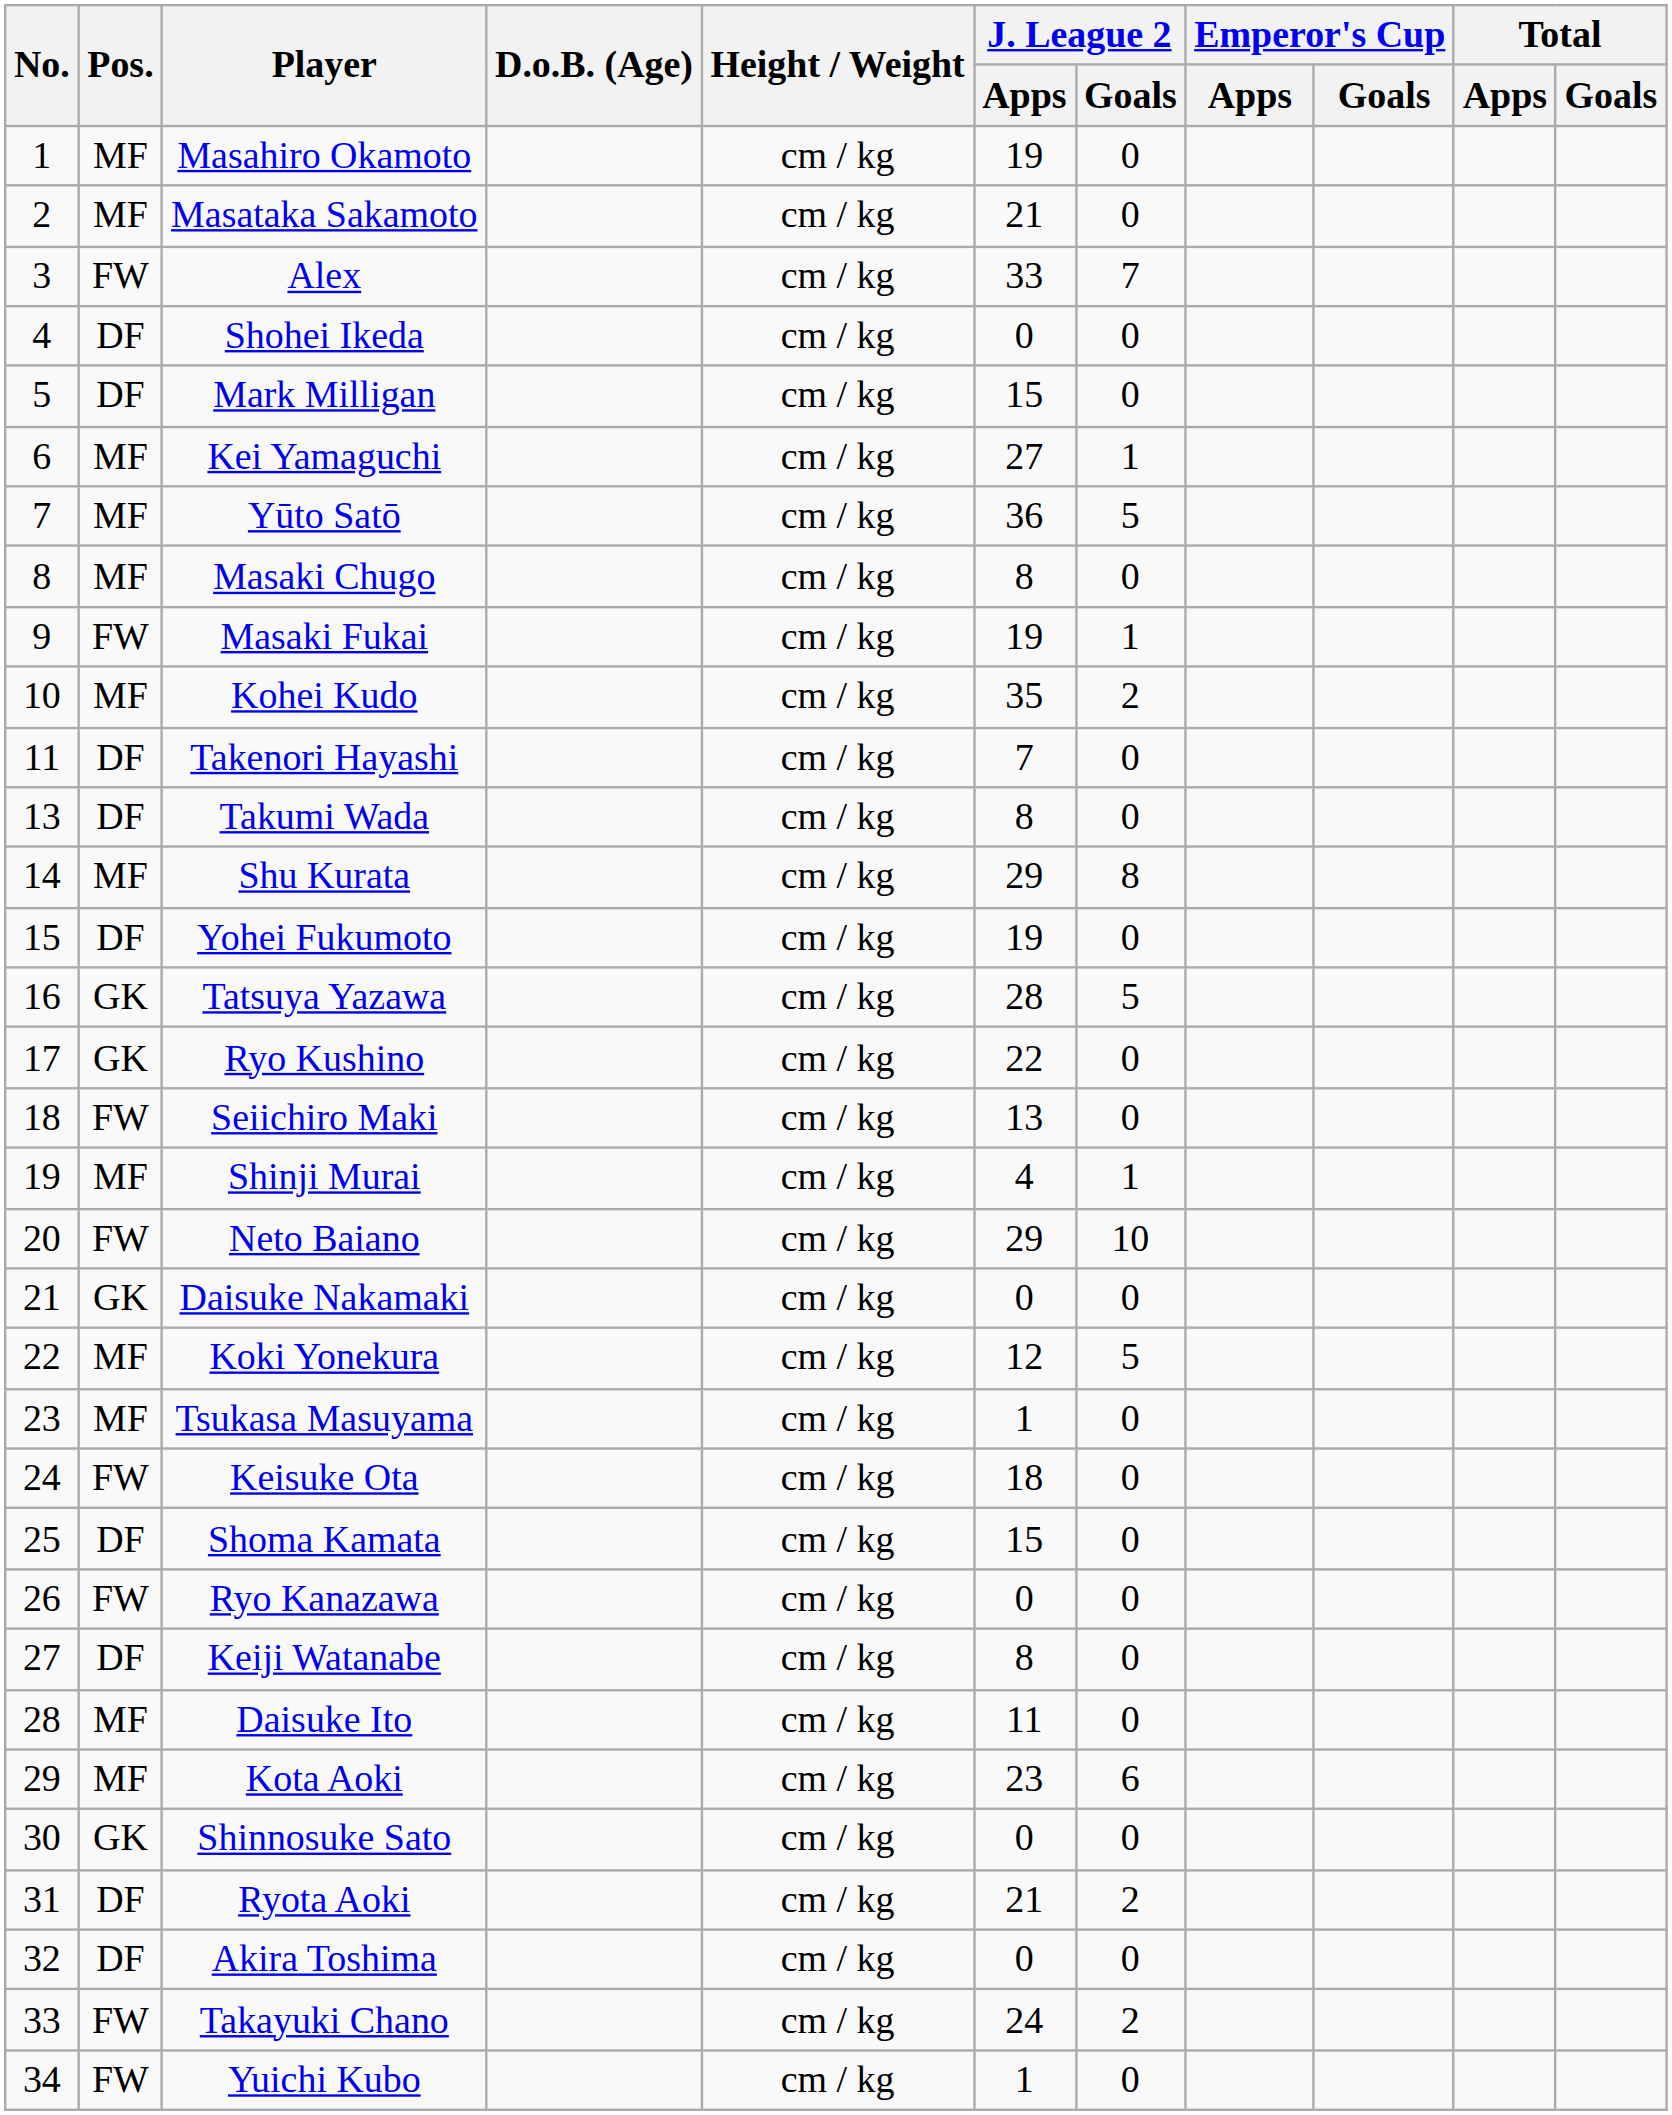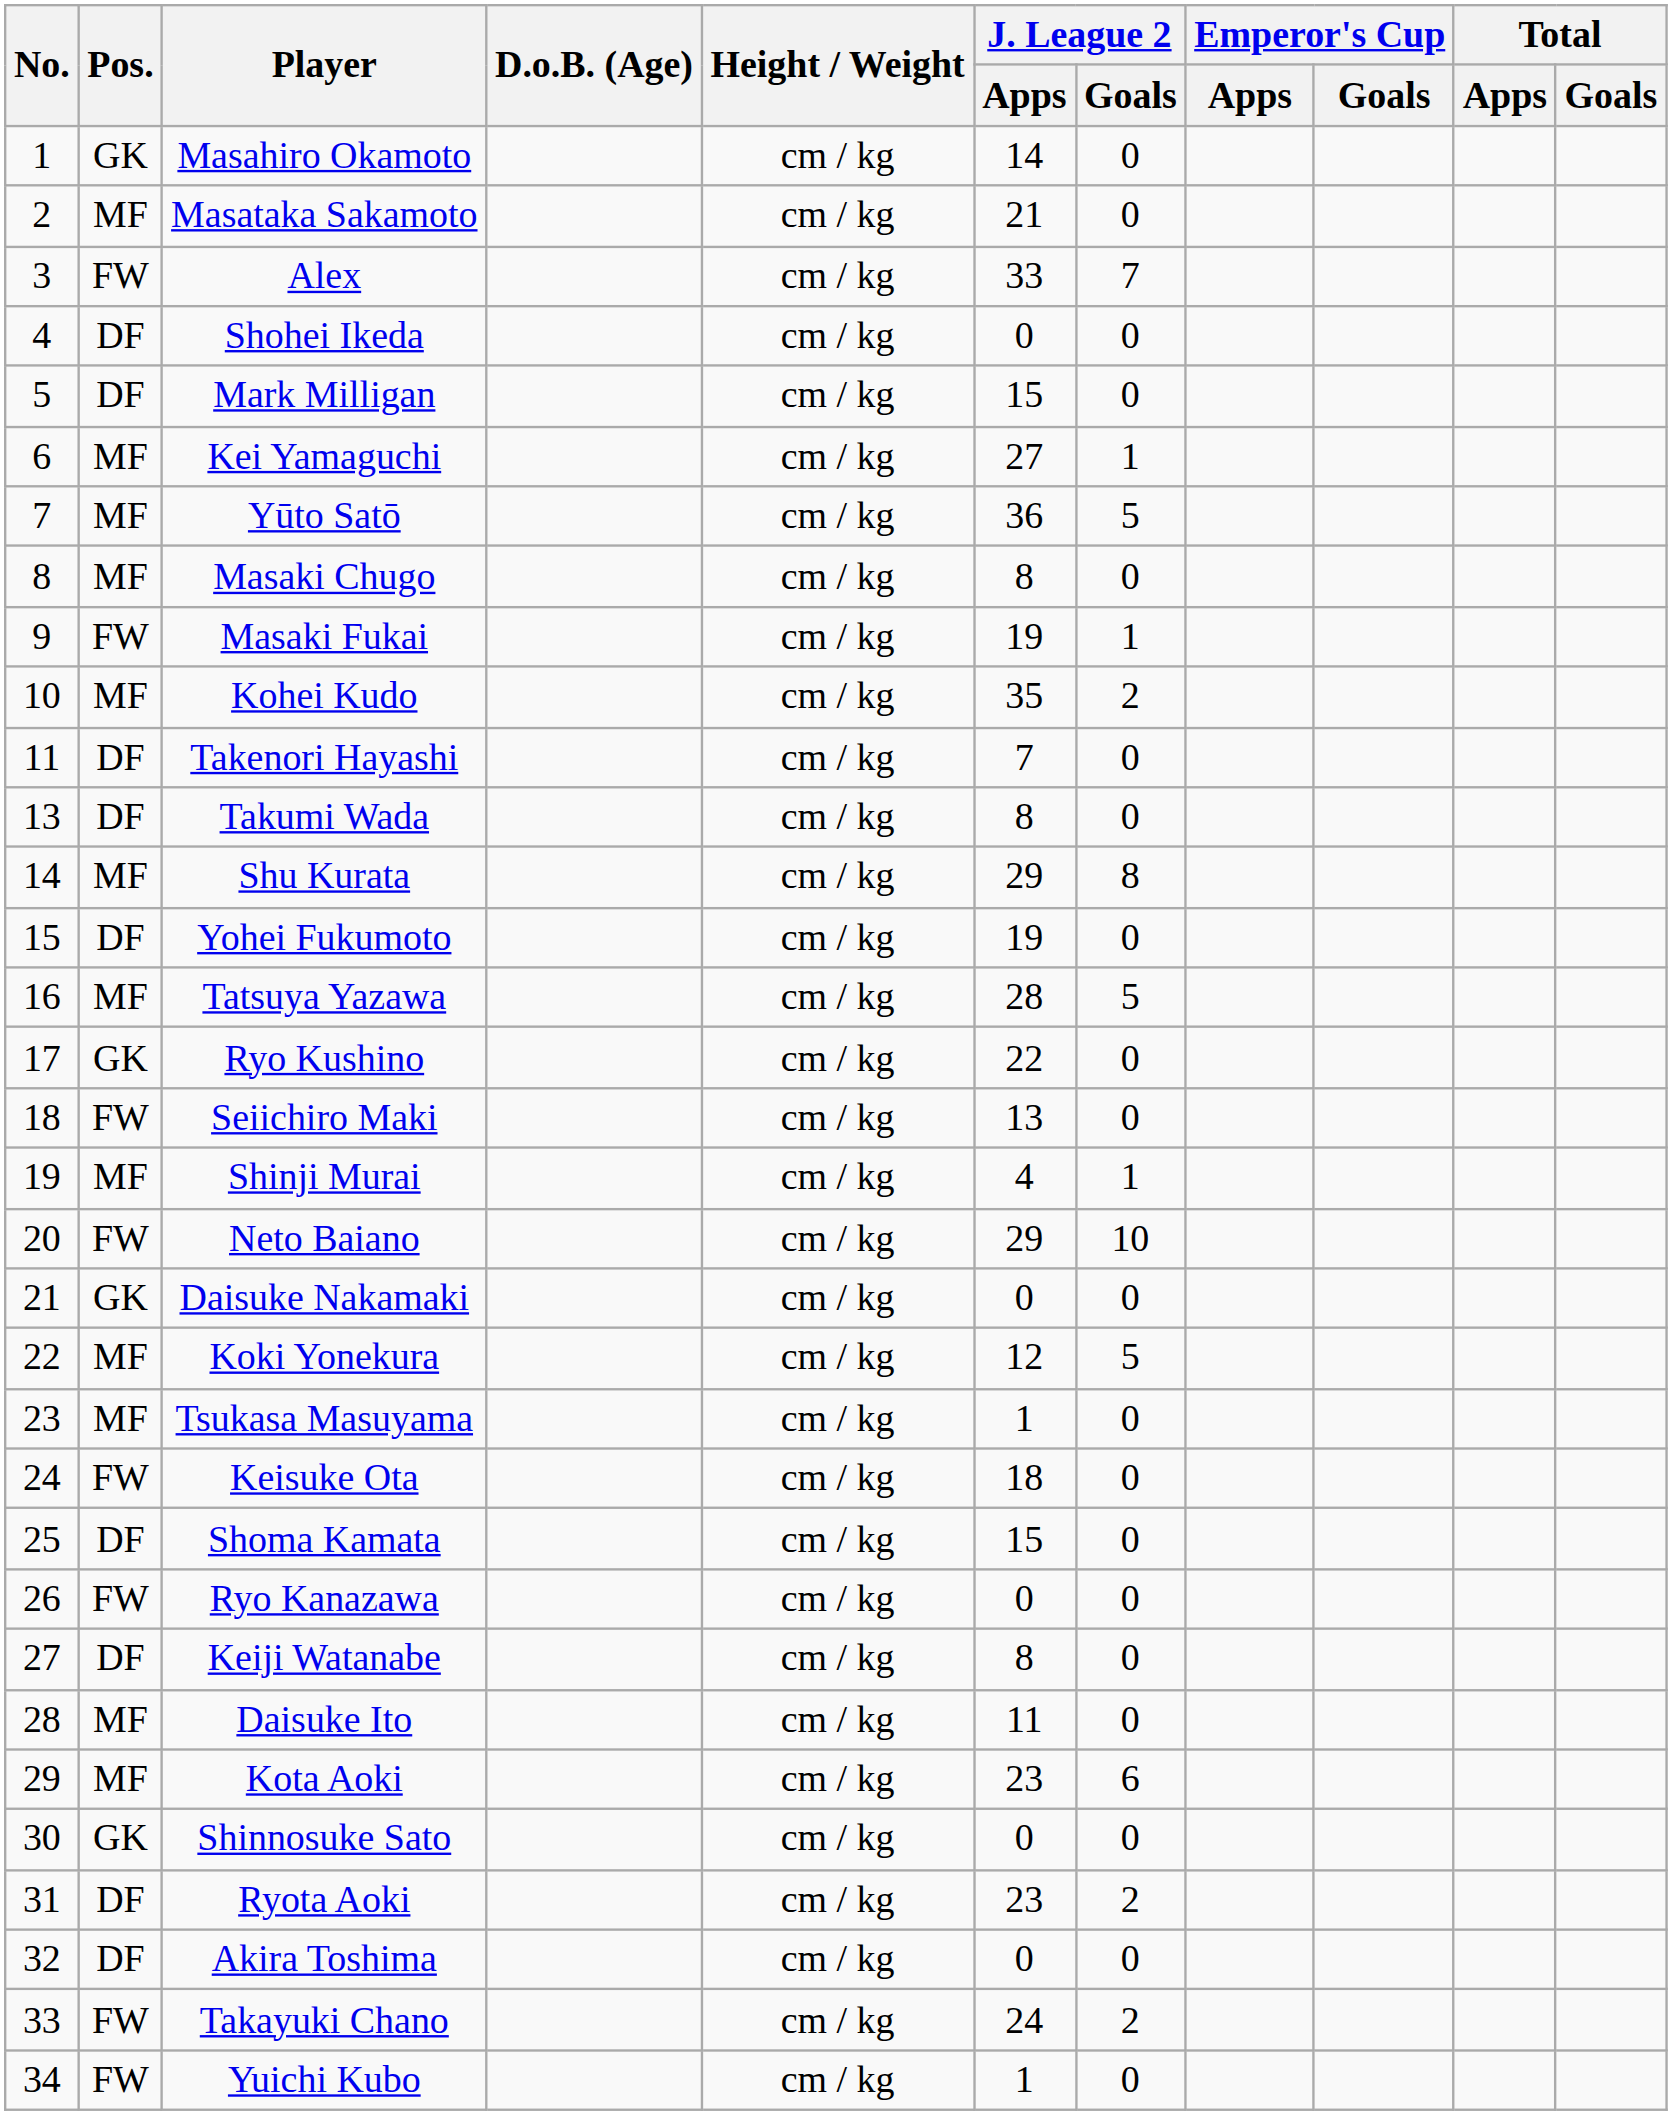(120, 154) MF -> (120, 154) GK
(1024, 154) 19 -> (1024, 154) 14
(120, 996) GK -> (120, 996) MF
(1024, 1898) 21 -> (1024, 1898) 23
